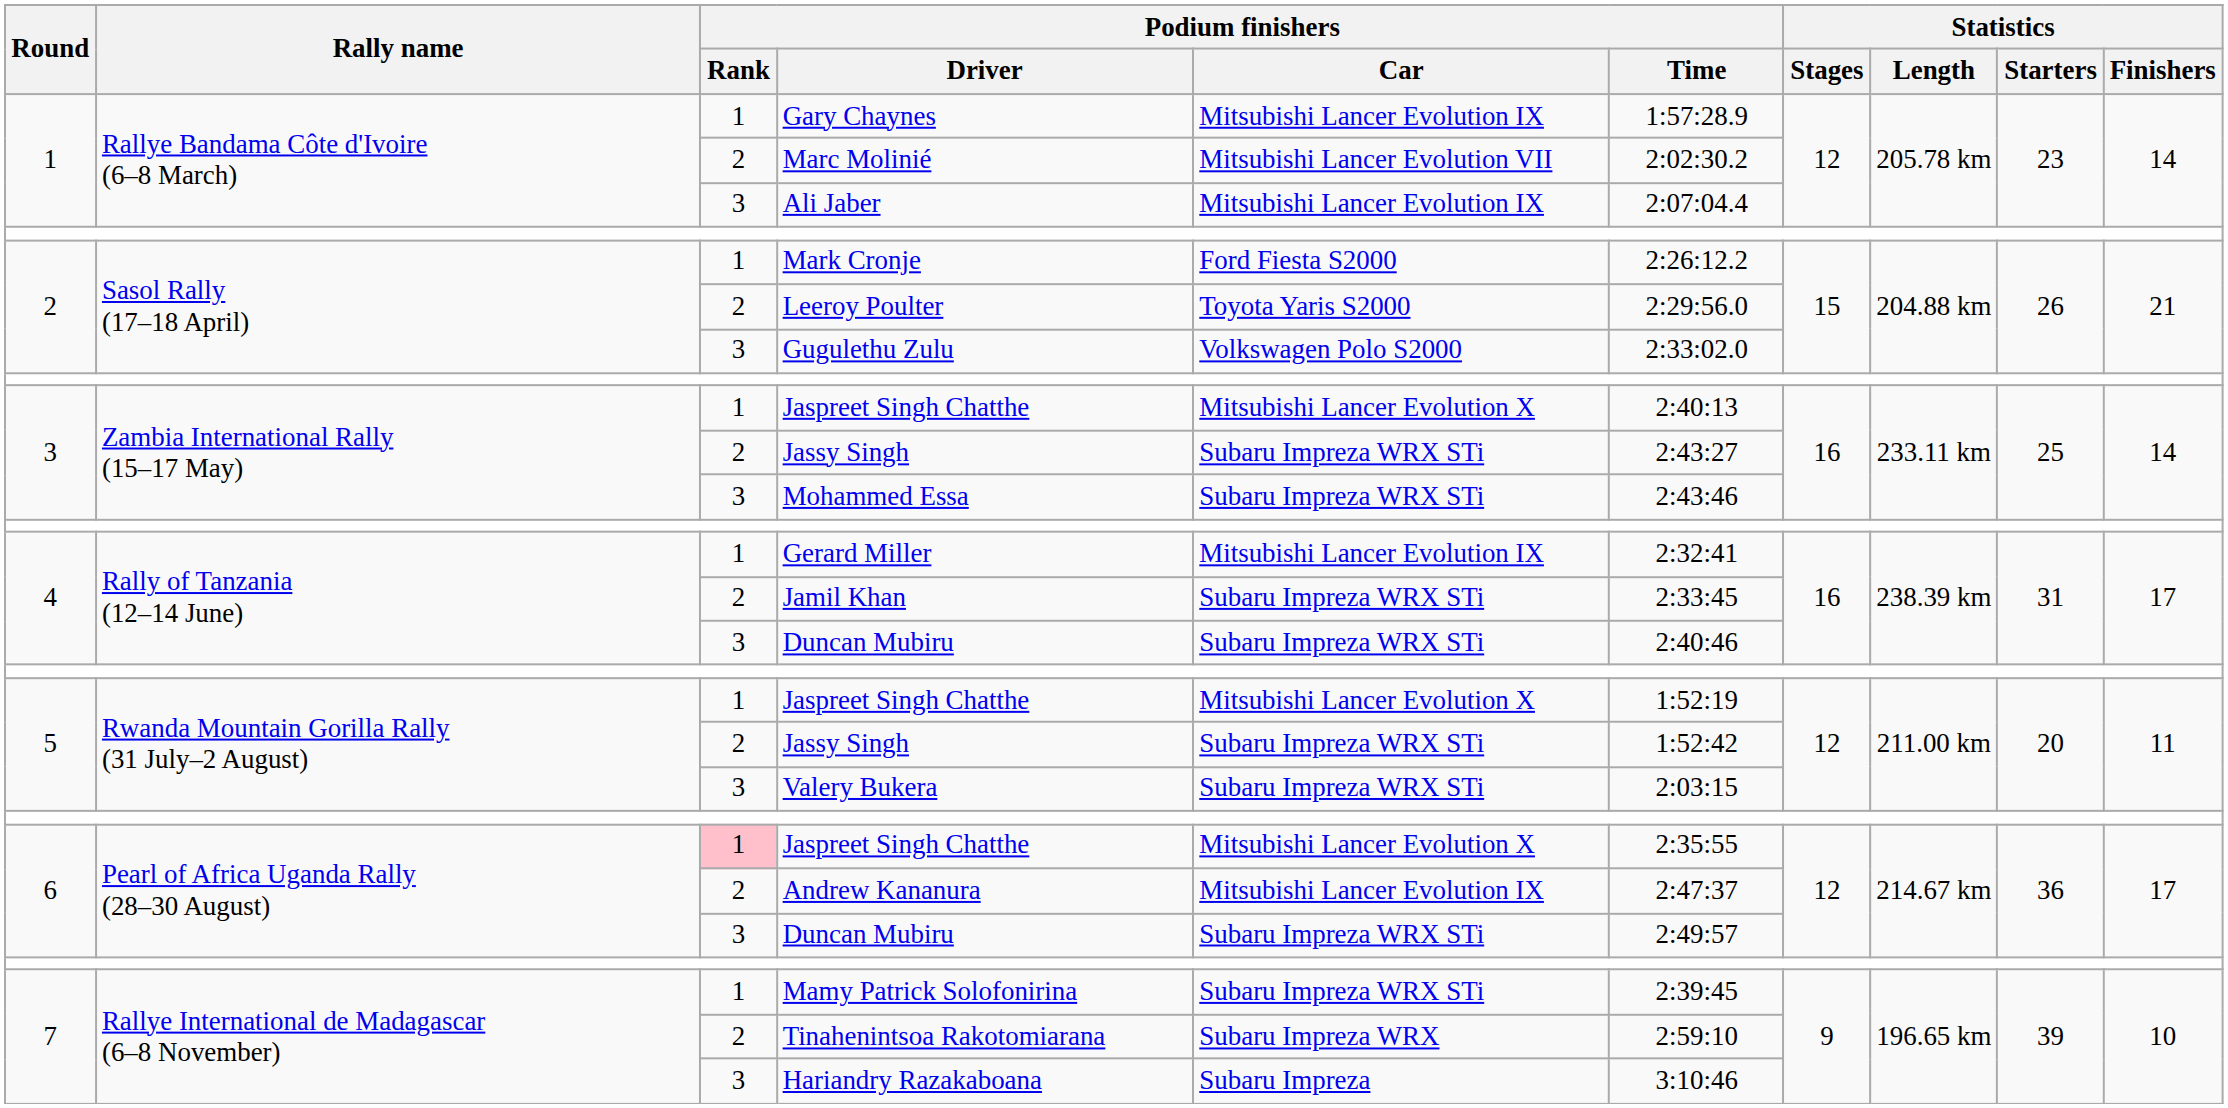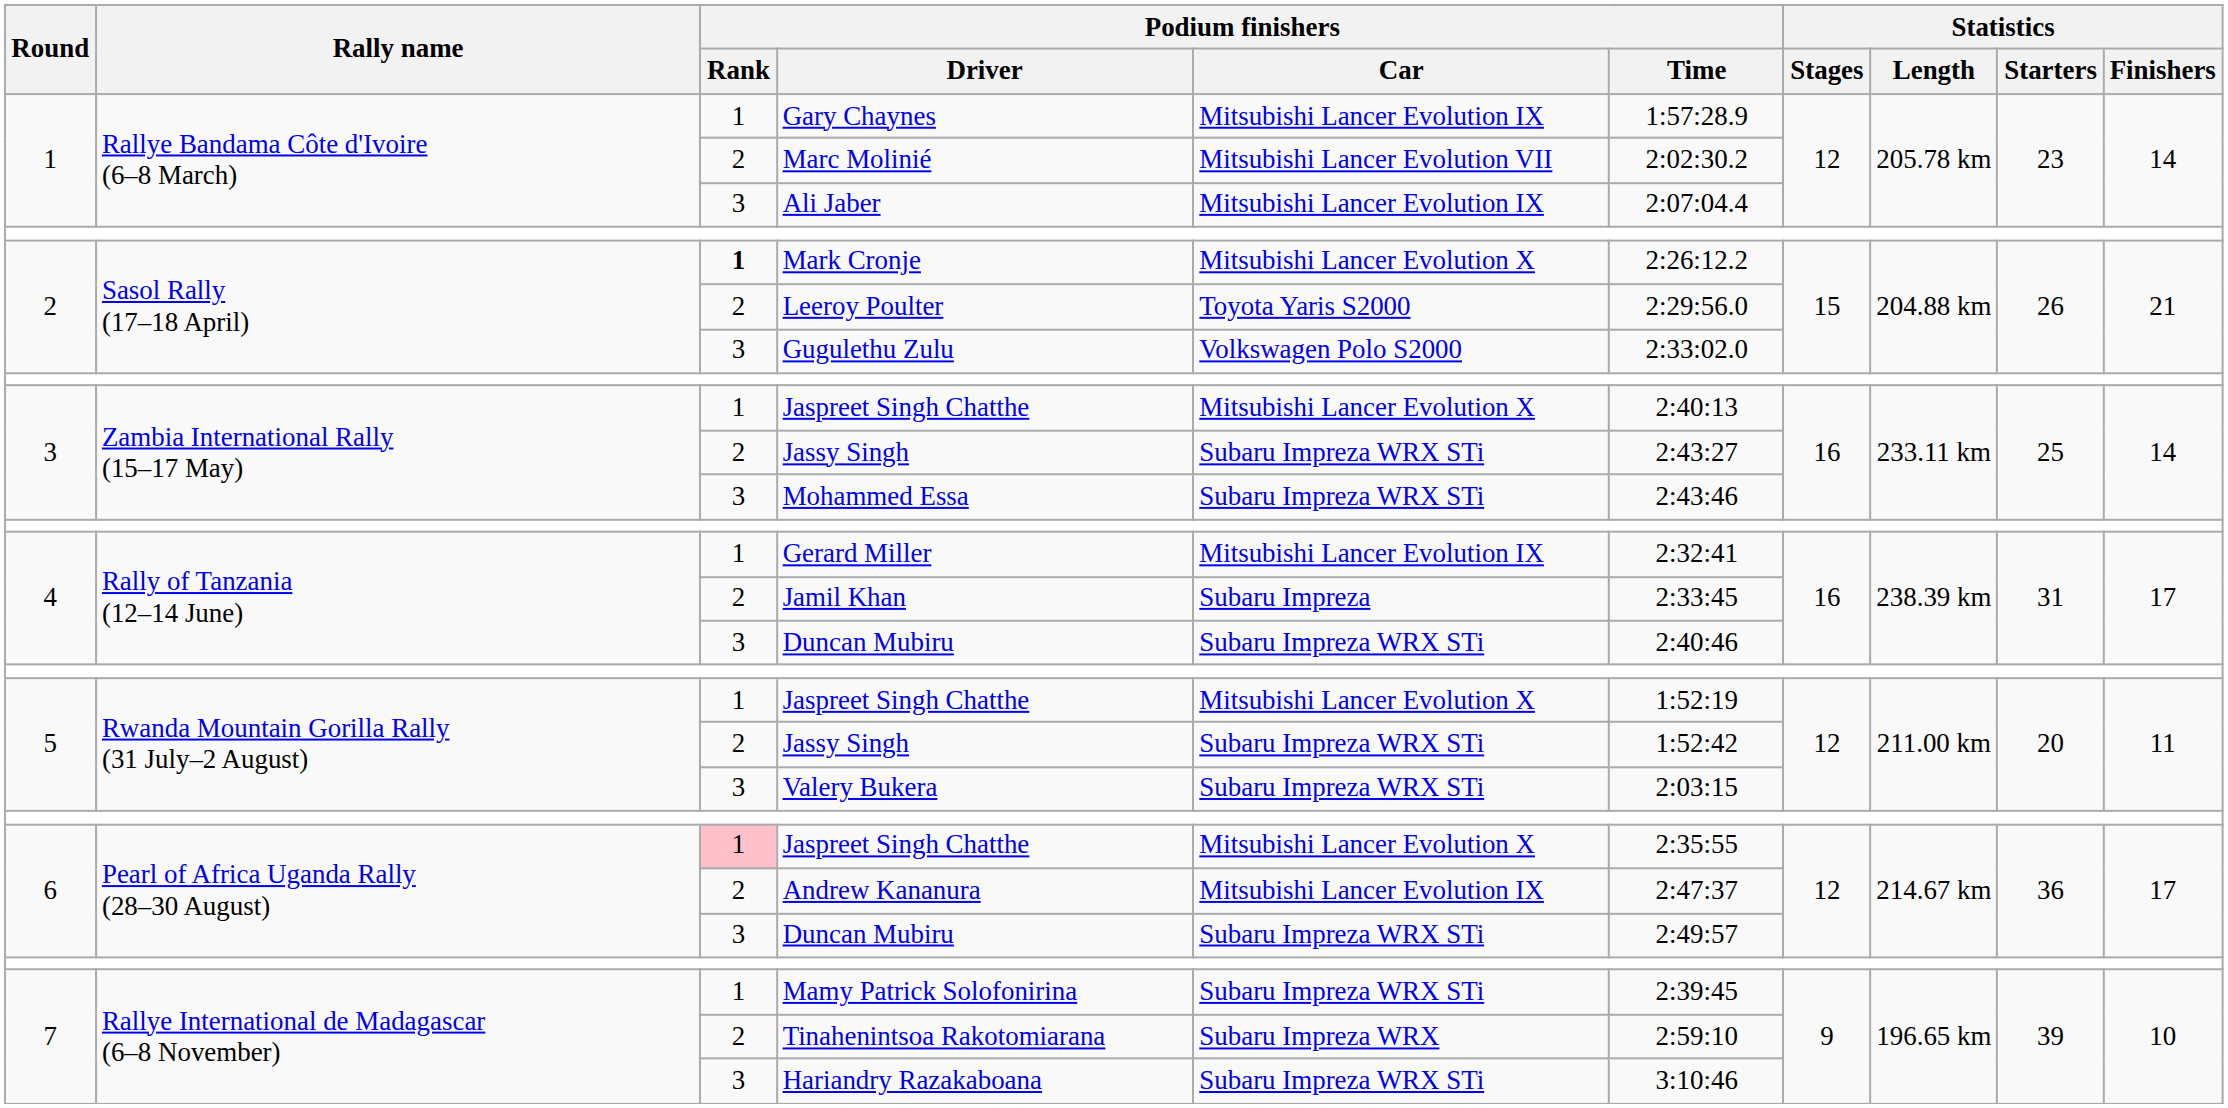(738, 261) normal -> (738, 261) bold
(1298, 261) Ford Fiesta S2000 -> (1367, 261) Mitsubishi Lancer Evolution X
(1342, 597) Subaru Impreza WRX STi -> (1285, 597) Subaru Impreza
(1285, 1080) Subaru Impreza -> (1342, 1080) Subaru Impreza WRX STi
